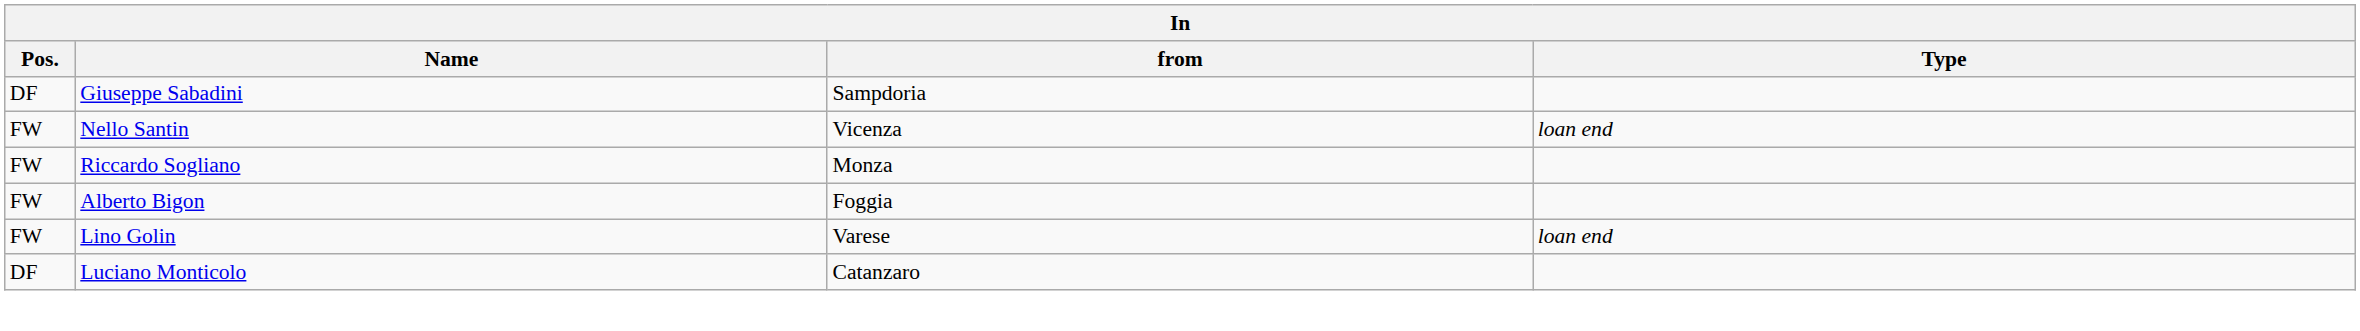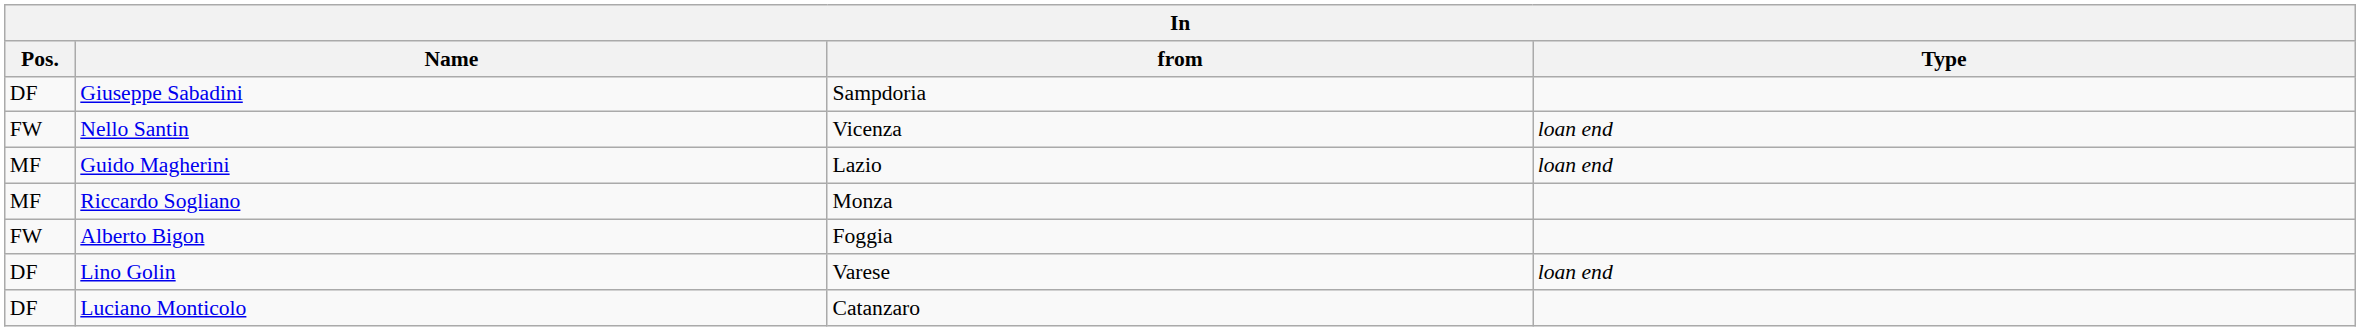+ row: (155, 165)
(26, 165) FW -> (25, 200) MF
(26, 236) FW -> (24, 272) DF
